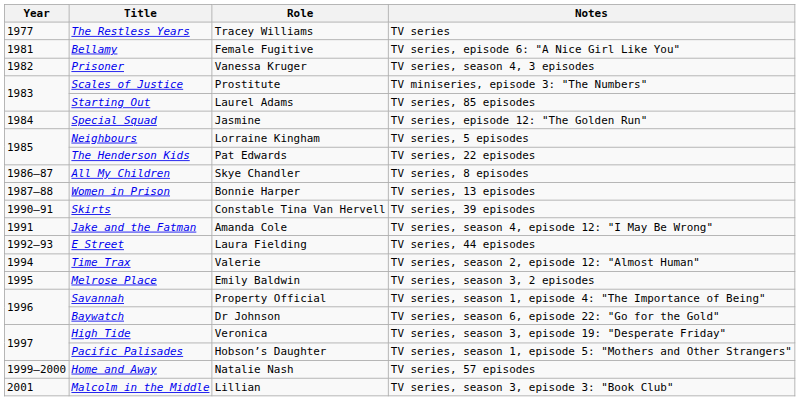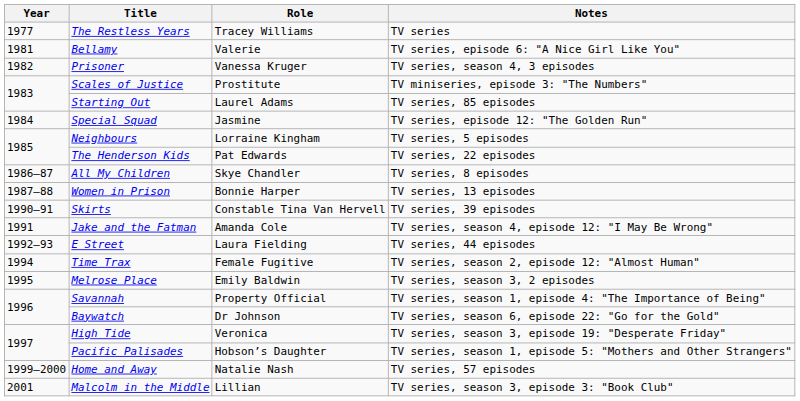(264, 49) Female Fugitive -> (238, 49) Valerie
(238, 262) Valerie -> (264, 262) Female Fugitive
